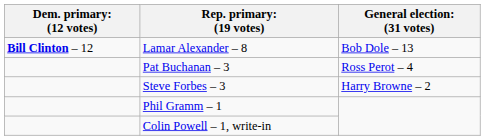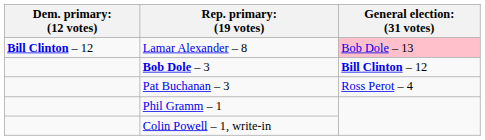(377, 47) no background -> (377, 47) pink background
+ row: (176, 67)
- row: (184, 86)
